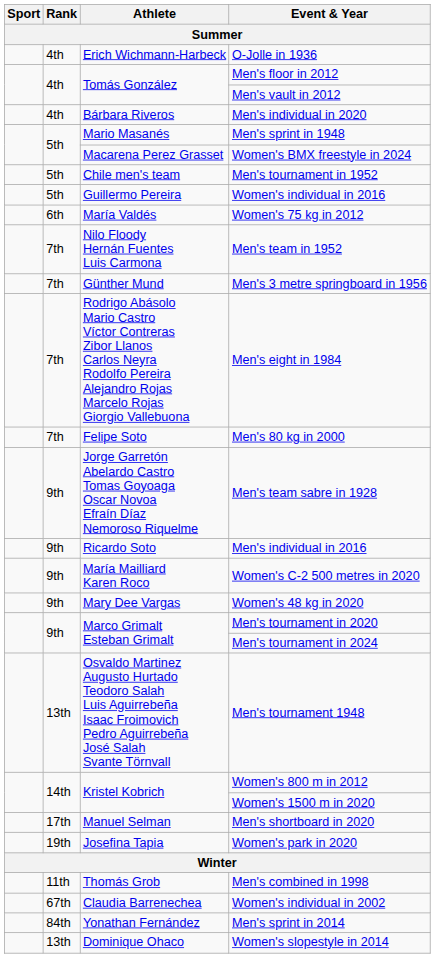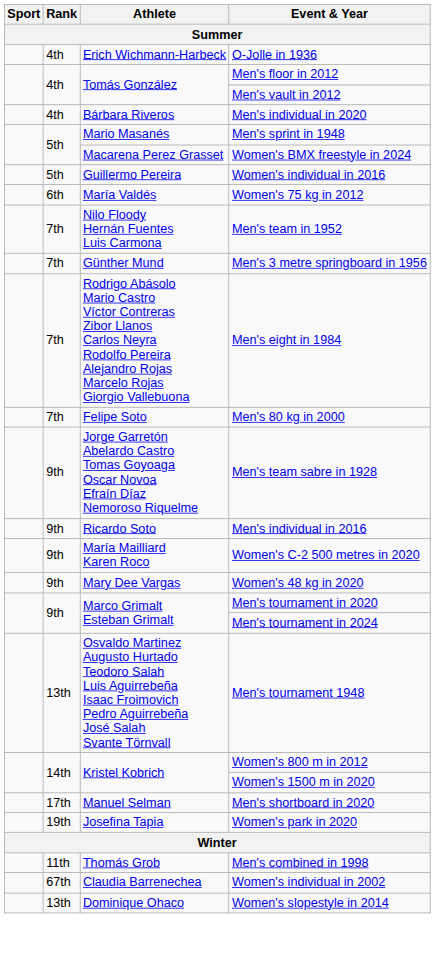- row: (305, 174)
- row: (288, 922)
